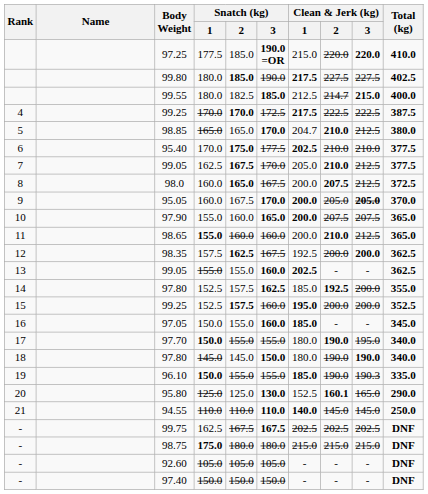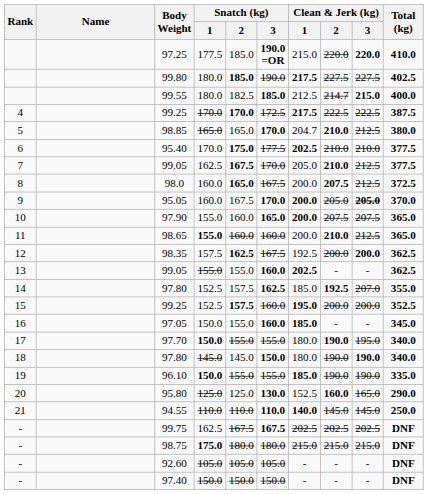(368, 288) 200.0 -> (368, 288) 207.0
(368, 375) 190.3 -> (368, 375) 190.0
(336, 393) 160.1 -> (336, 393) 160.0
